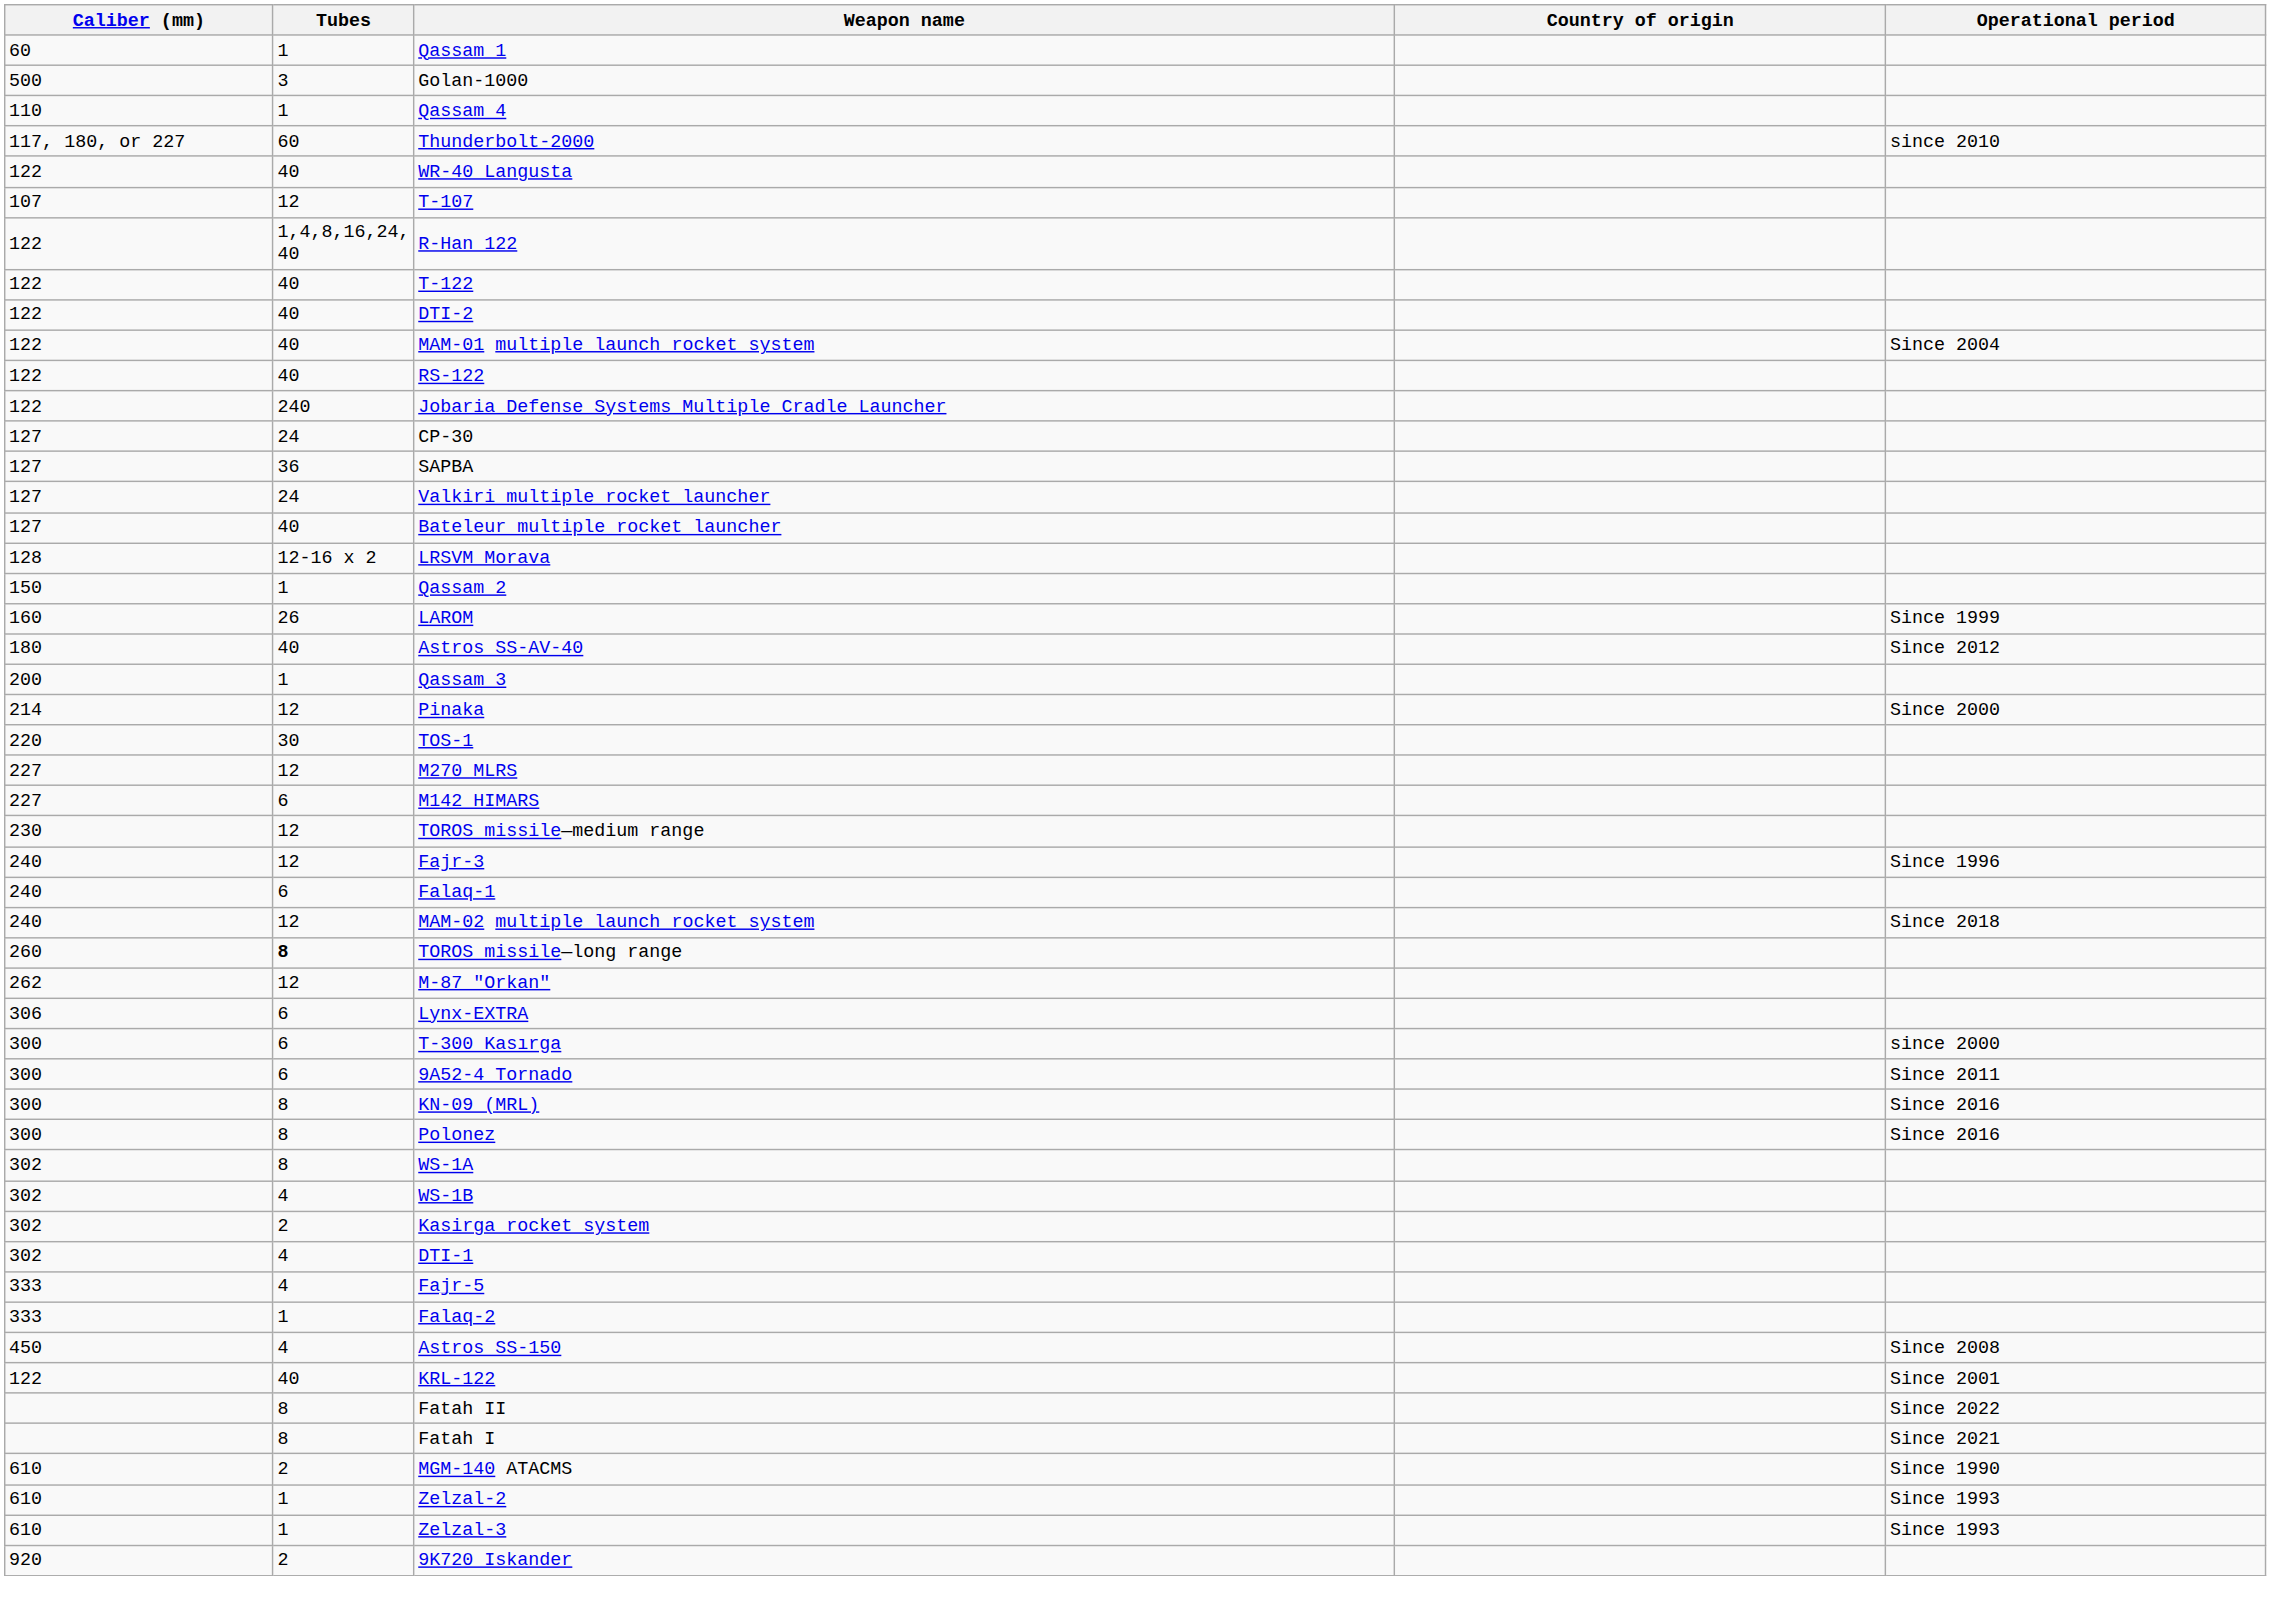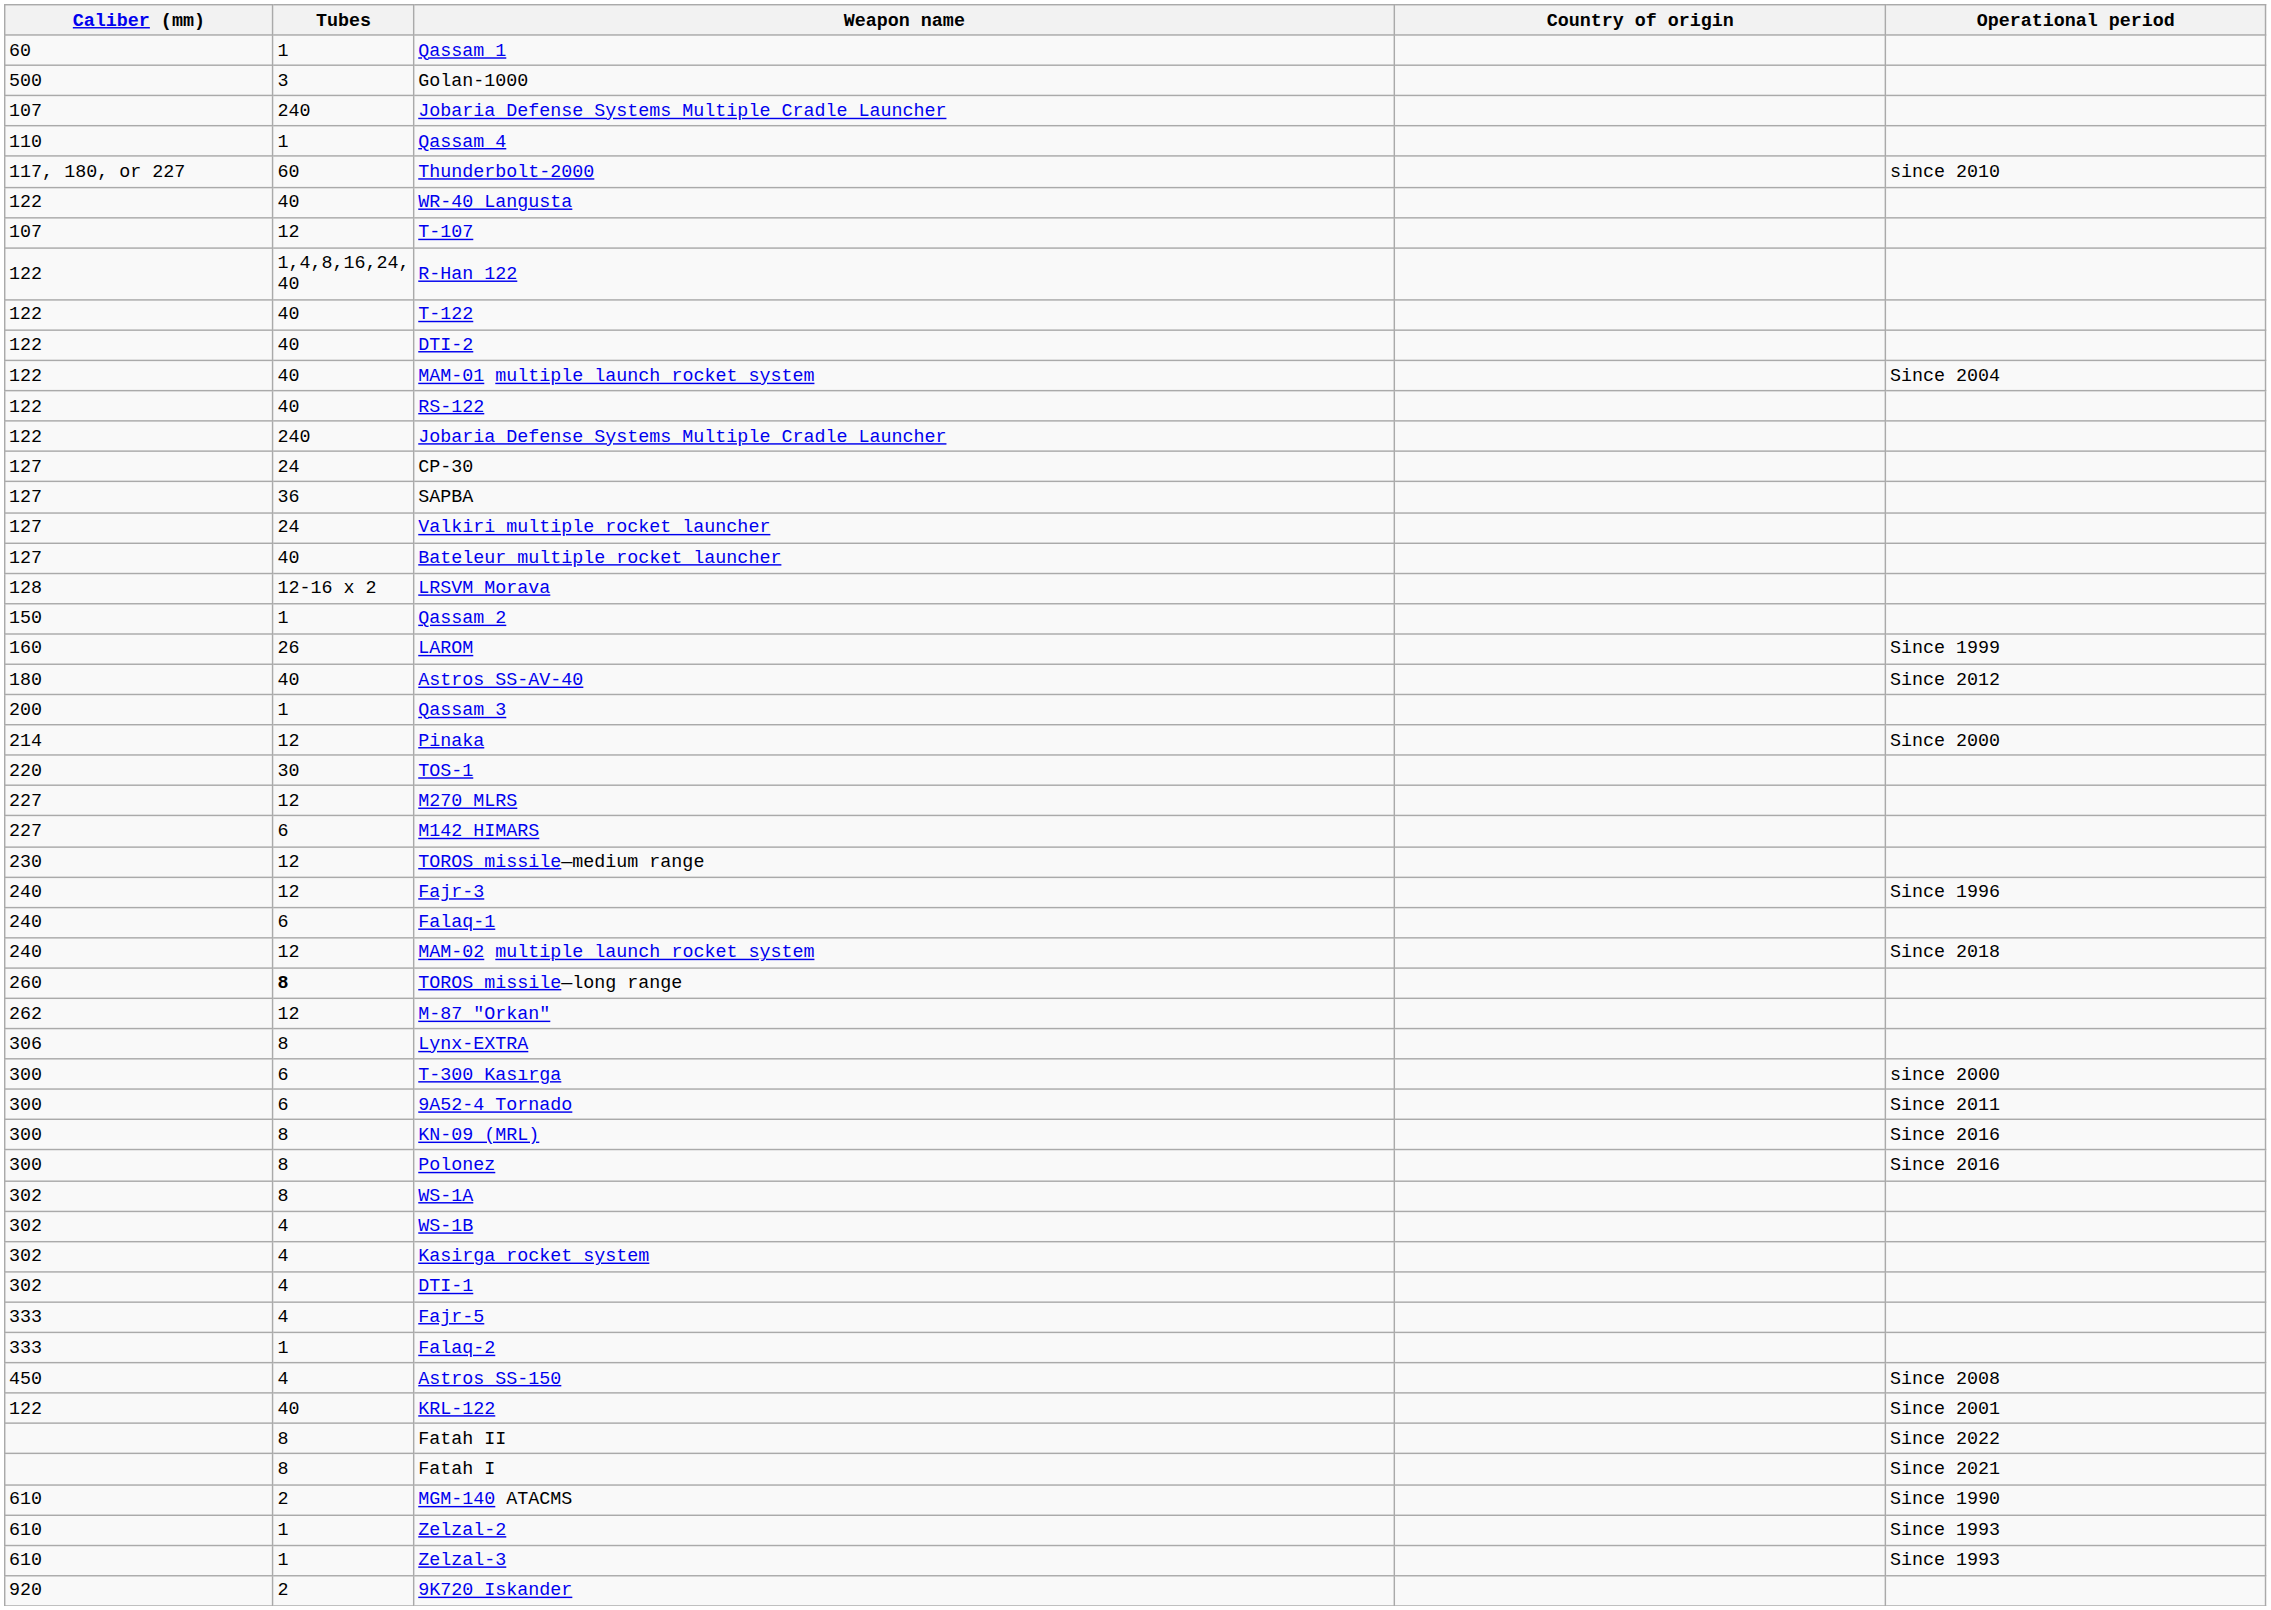+ row: (26, 111)
(283, 1013) 6 -> (283, 1044) 8
(283, 1226) 2 -> (283, 1256) 4
